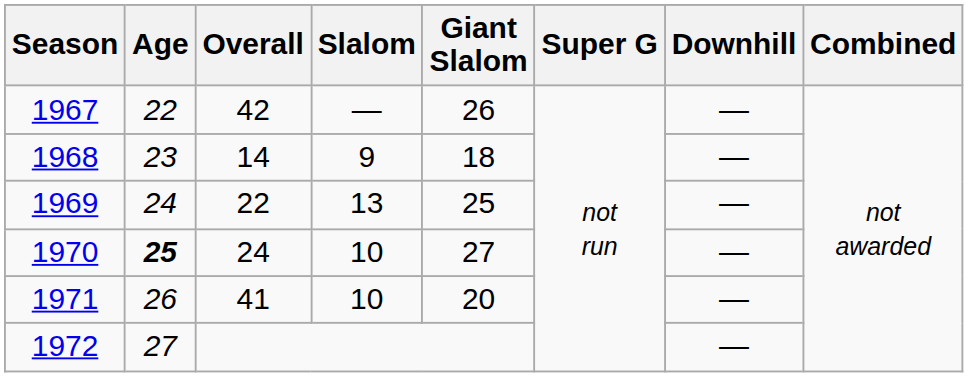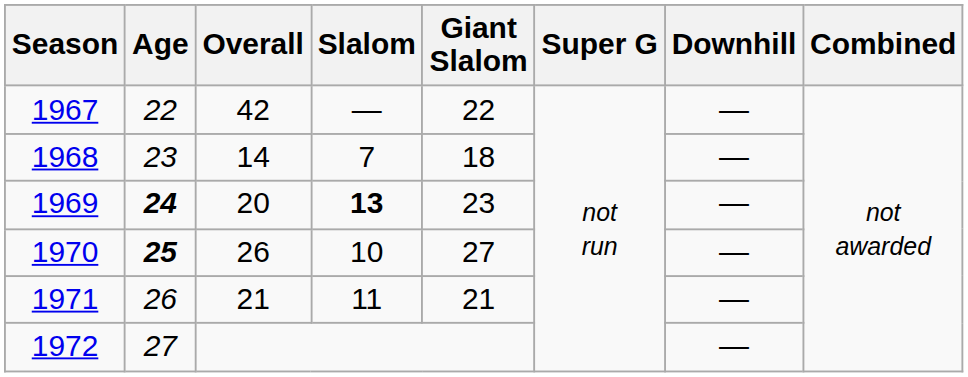(479, 109) 26 -> (479, 109) 22
(367, 156) 9 -> (367, 156) 7
(160, 204) normal -> (160, 204) bold
(253, 204) 22 -> (253, 204) 20
(367, 204) normal -> (367, 204) bold
(479, 204) 25 -> (479, 204) 23
(253, 251) 24 -> (253, 251) 26
(253, 299) 41 -> (253, 299) 21
(367, 299) 10 -> (367, 299) 11
(479, 299) 20 -> (479, 299) 21
